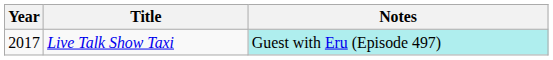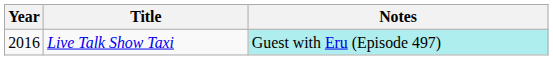(24, 42) 2017 -> (24, 42) 2016
